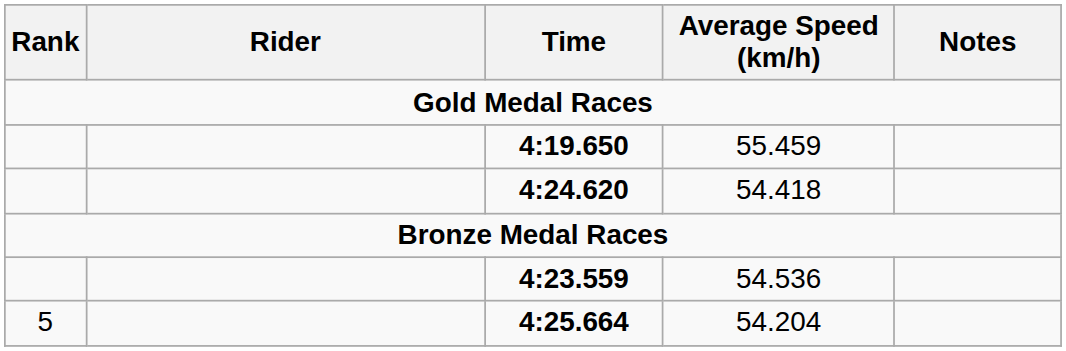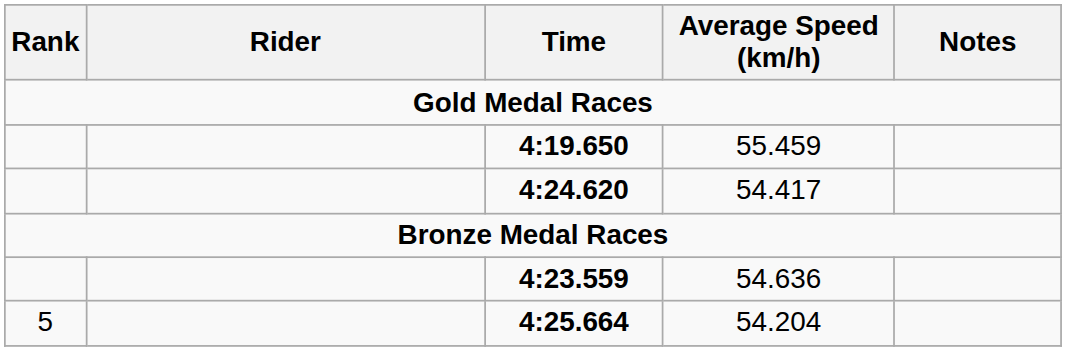(779, 190) 54.418 -> (779, 190) 54.417
(779, 278) 54.536 -> (779, 278) 54.636
